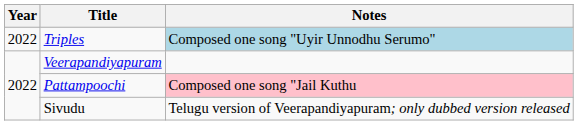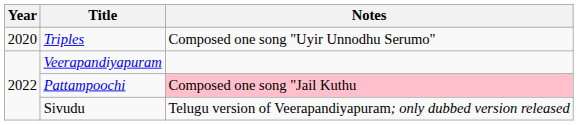(22, 39) 2022 -> (22, 39) 2020
(302, 39) lightblue background -> (302, 39) no background
